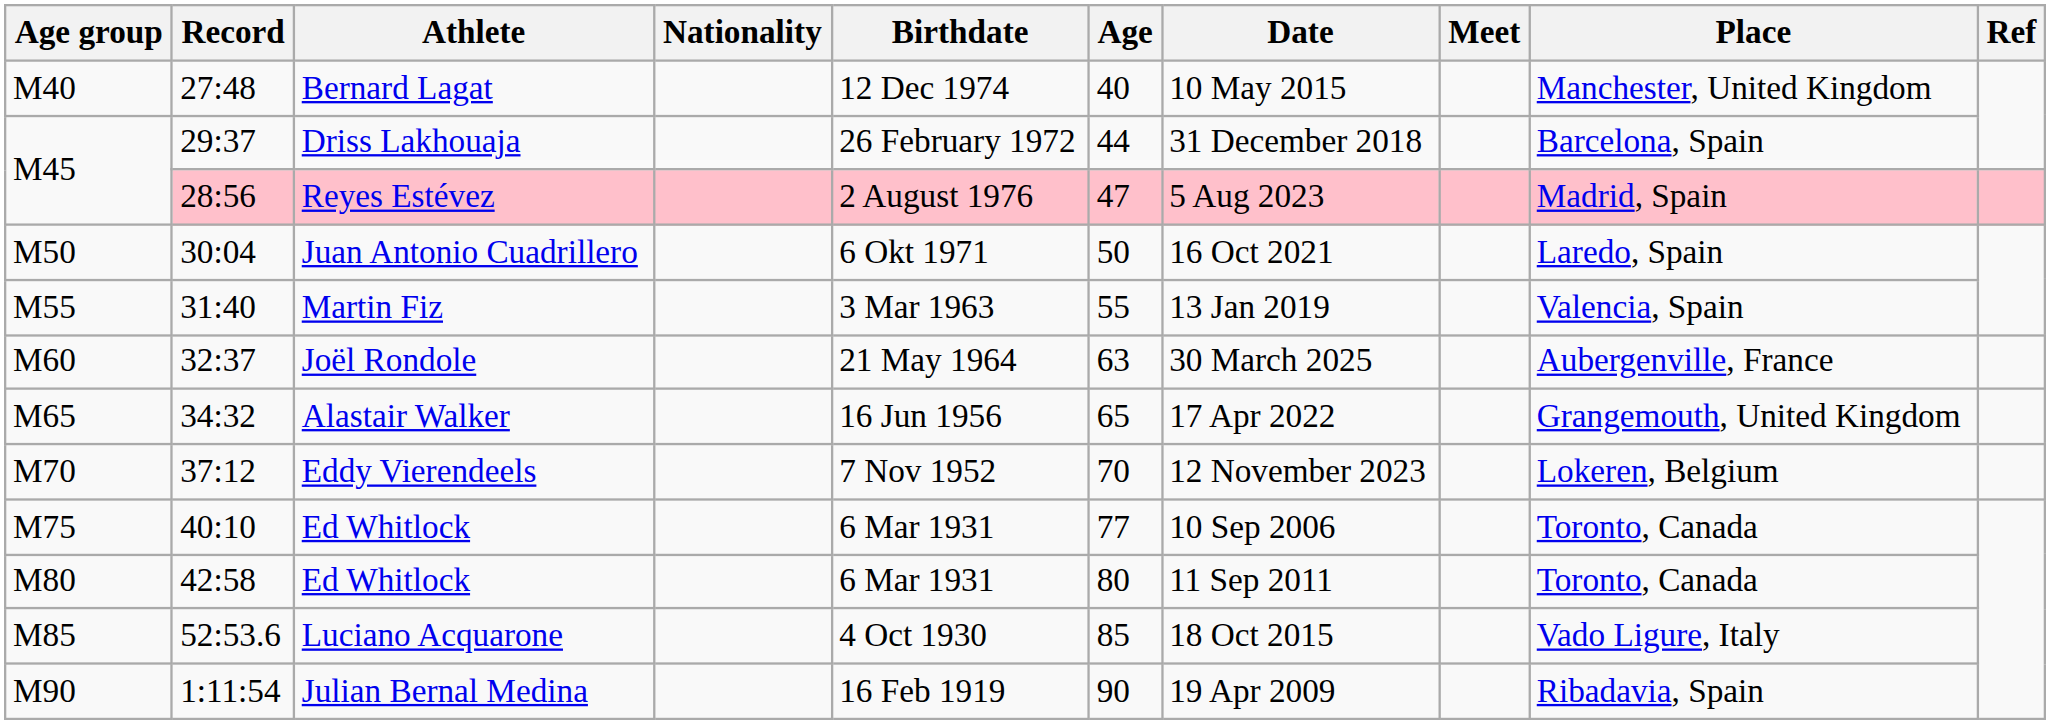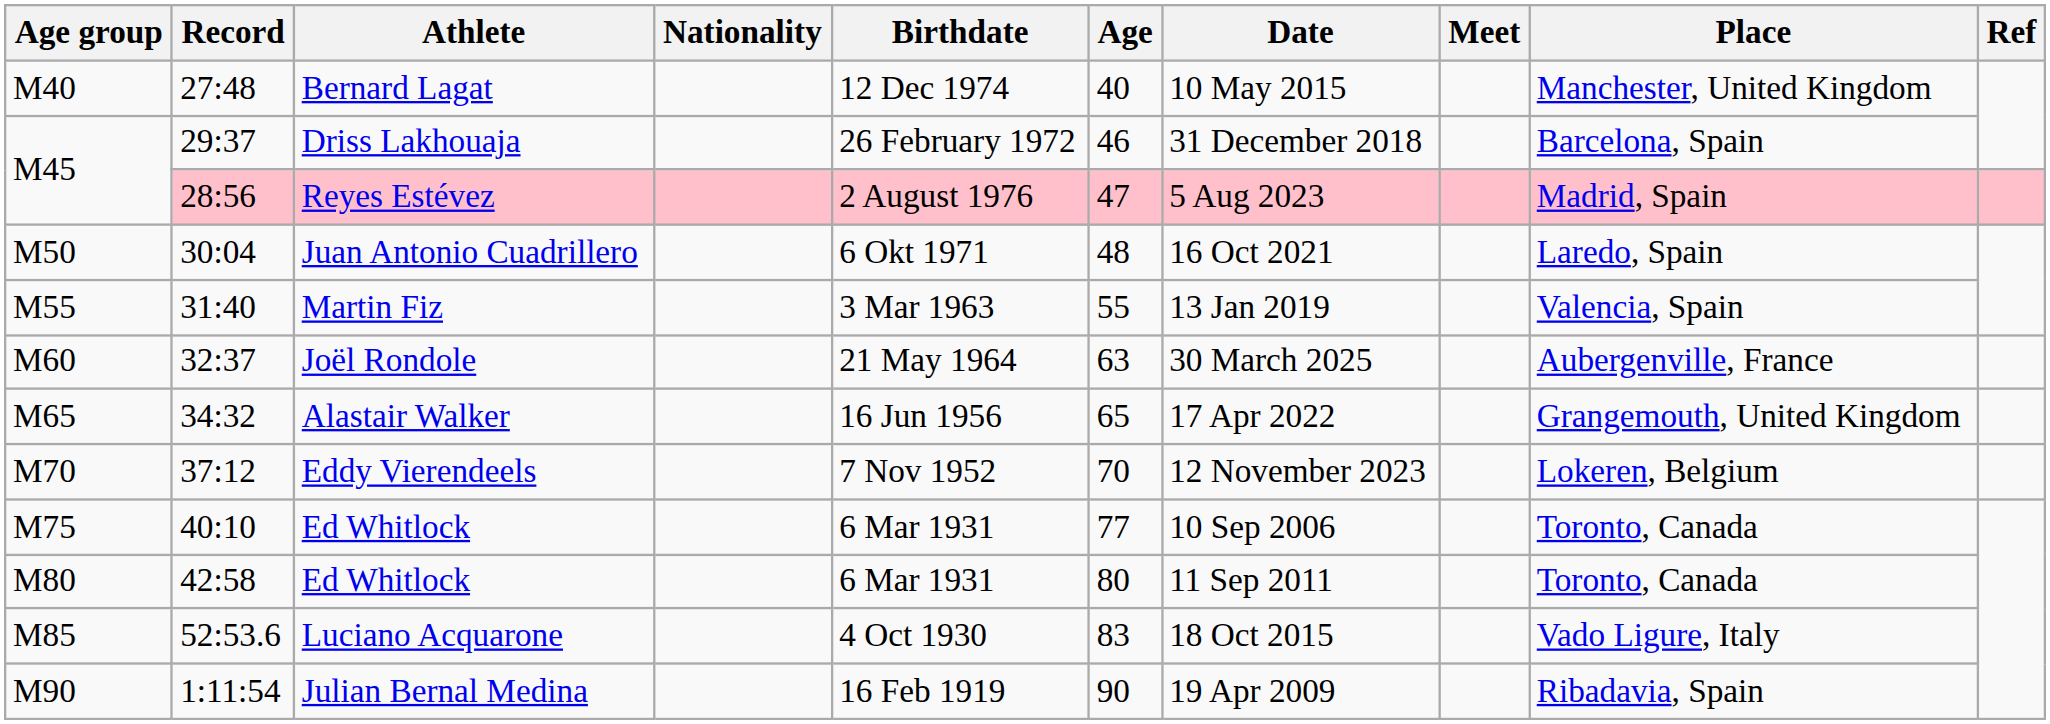(1113, 142) 44 -> (1113, 142) 46
(1113, 251) 50 -> (1113, 251) 48
(1113, 635) 85 -> (1113, 635) 83
